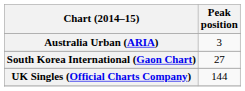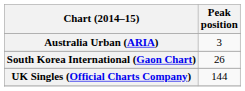(219, 59) 27 -> (219, 59) 26
